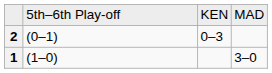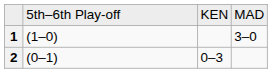rows swapped: (14, 57) <-> (14, 36)
